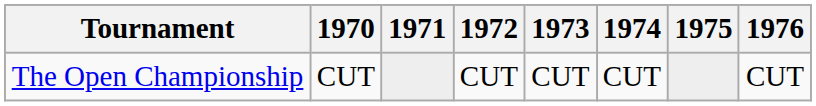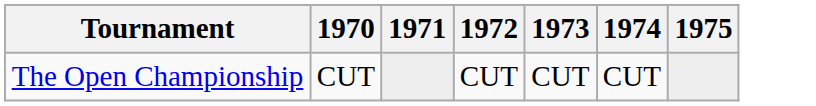- column: (775, 28)
